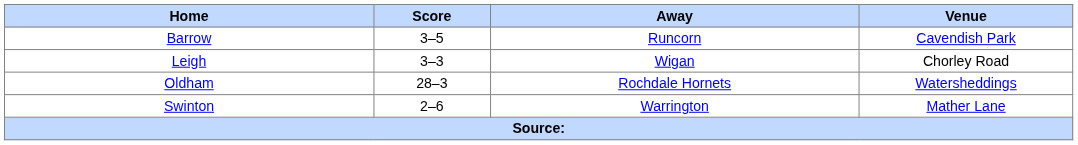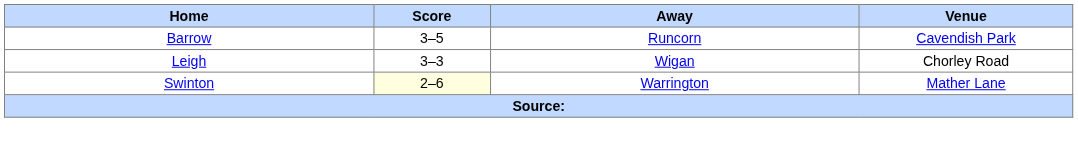- row: (189, 83)
(432, 106) no background -> (432, 83) lightyellow background
